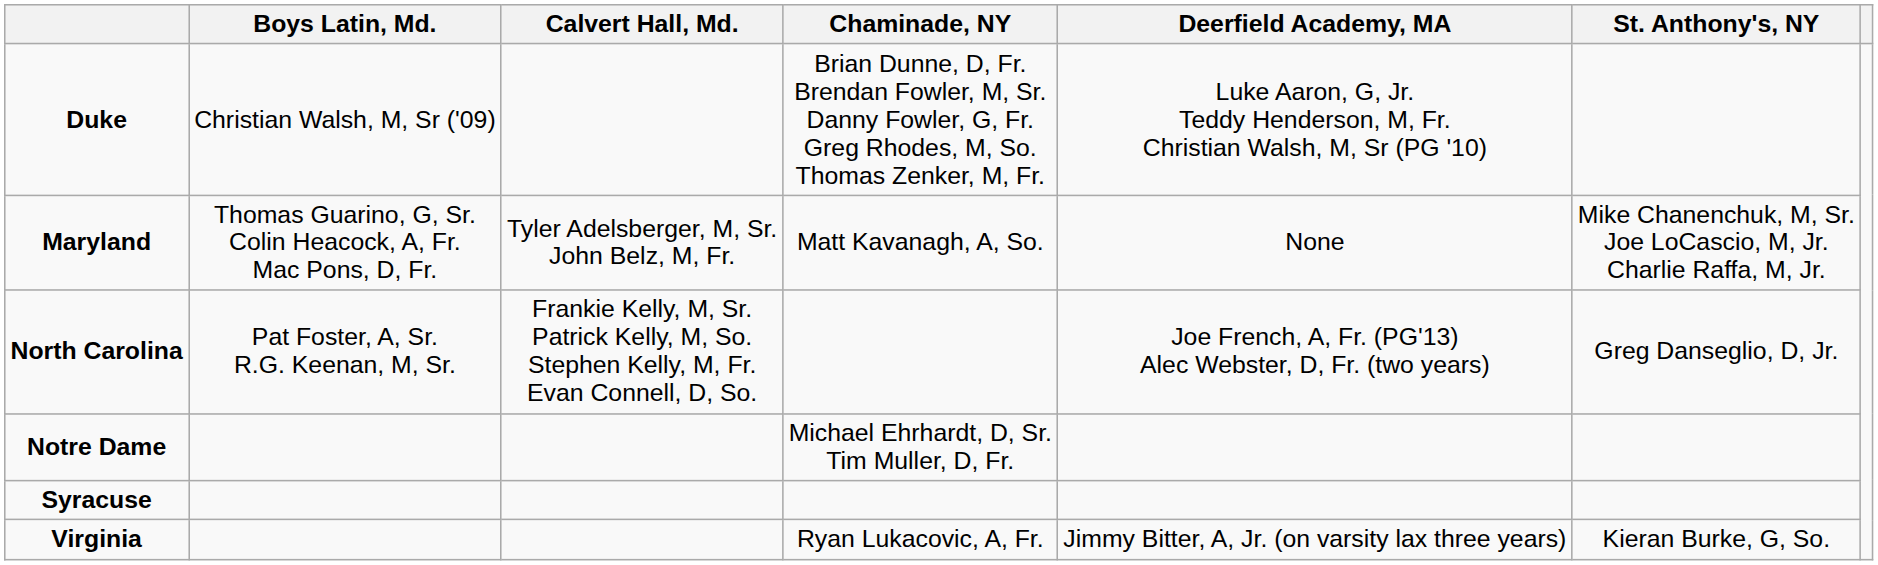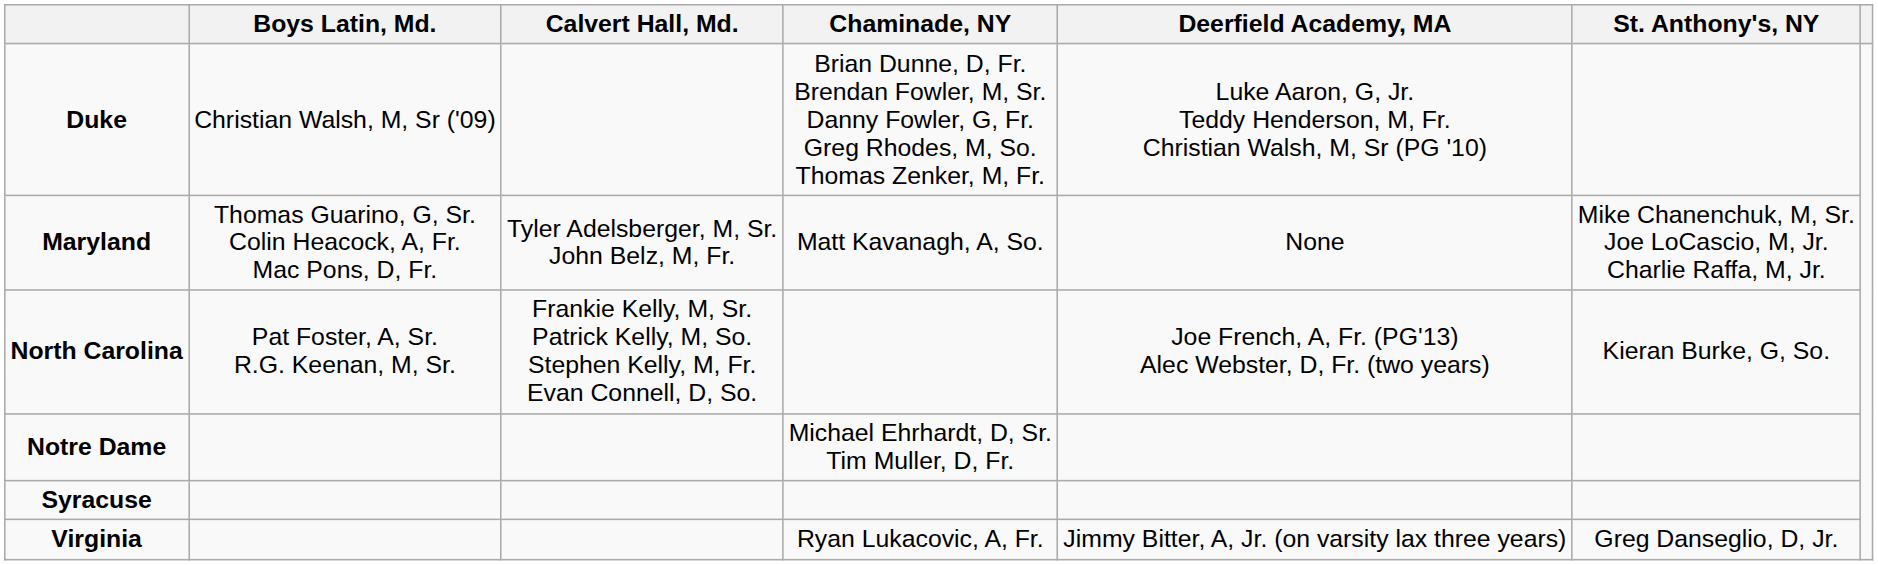(1716, 351) Greg Danseglio, D, Jr. -> (1716, 351) Kieran Burke, G, So.
(1716, 539) Kieran Burke, G, So. -> (1716, 539) Greg Danseglio, D, Jr.
